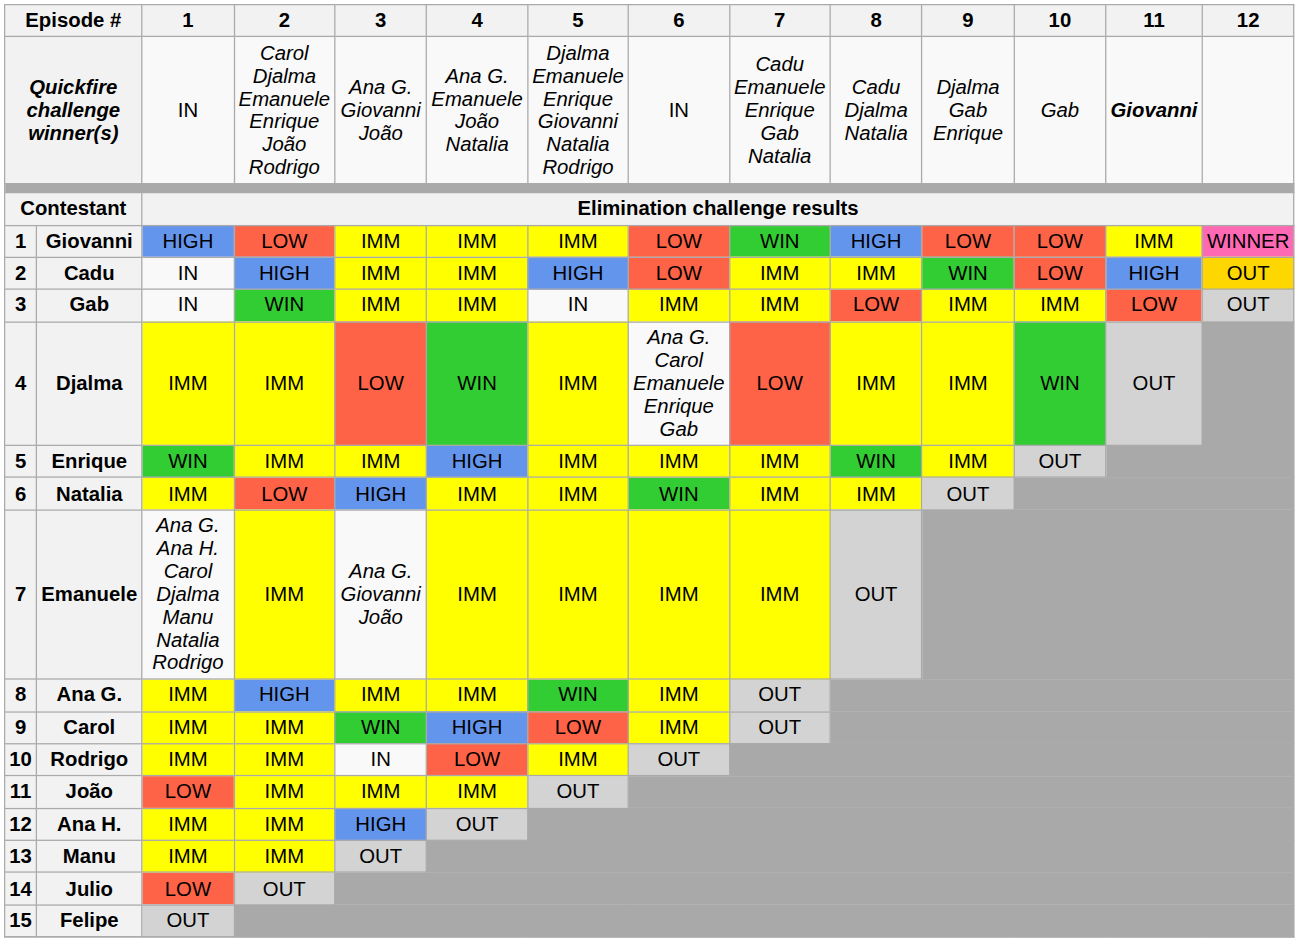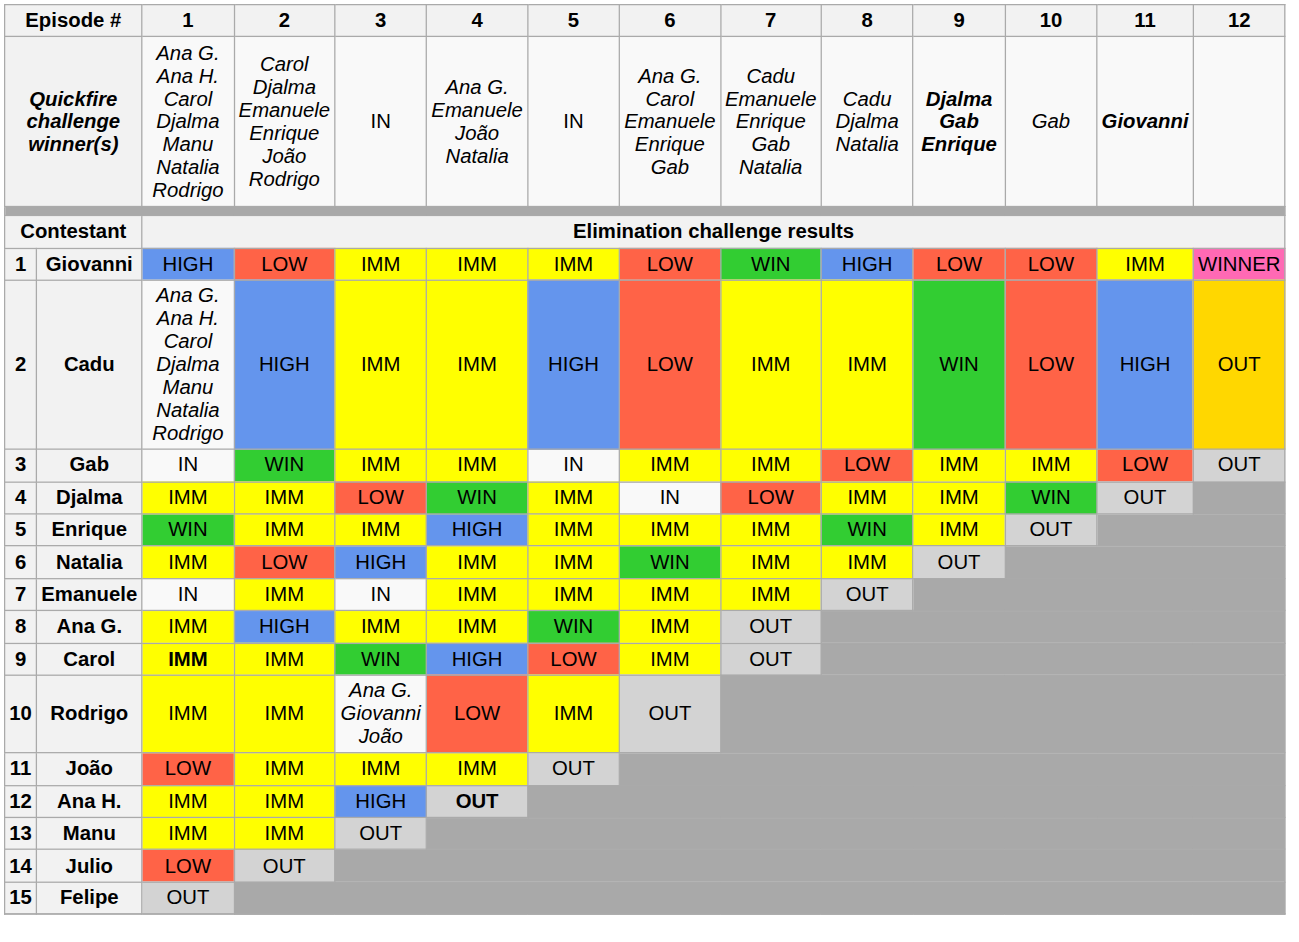(188, 109) IN -> (188, 121) Ana G. Ana H. Carol Djalma Manu Natalia Rodrigo
(381, 109) Ana G. Giovanni João -> (381, 121) IN
(578, 109) Djalma Emanuele Enrique Giovanni Natalia Rodrigo -> (573, 121) IN
(679, 109) IN -> (670, 121) Ana G. Carol Emanuele Enrique Gab
(968, 109) normal -> (959, 121) bold
(188, 273) IN -> (188, 364) Ana G. Ana H. Carol Djalma Manu Natalia Rodrigo
(679, 383) Ana G. Carol Emanuele Enrique Gab -> (670, 497) IN
(188, 594) Ana G. Ana H. Carol Djalma Manu Natalia Rodrigo -> (188, 594) IN
(381, 594) Ana G. Giovanni João -> (381, 594) IN
(188, 727) normal -> (188, 658) bold
(381, 759) IN -> (381, 713) Ana G. Giovanni João
(477, 824) normal -> (477, 801) bold
